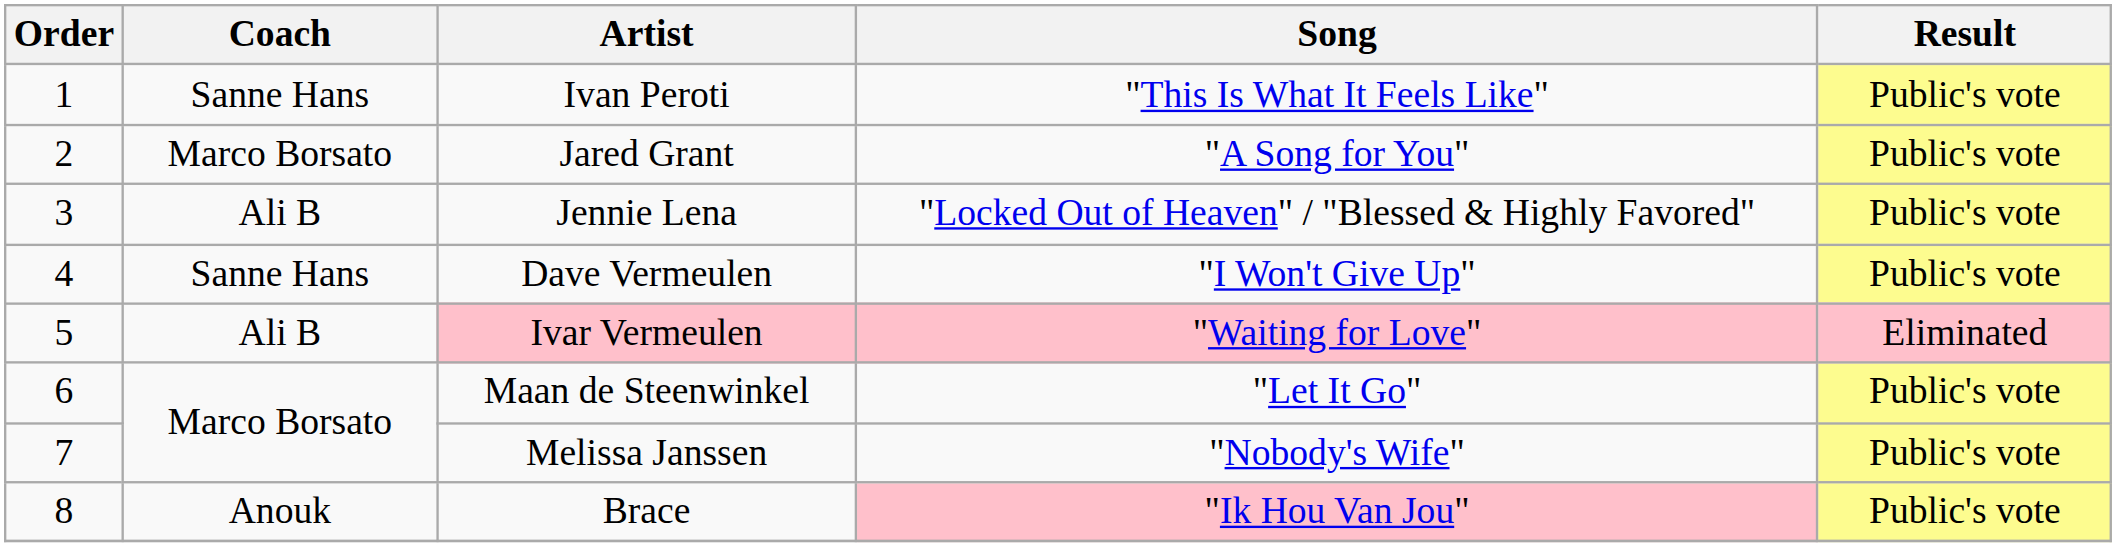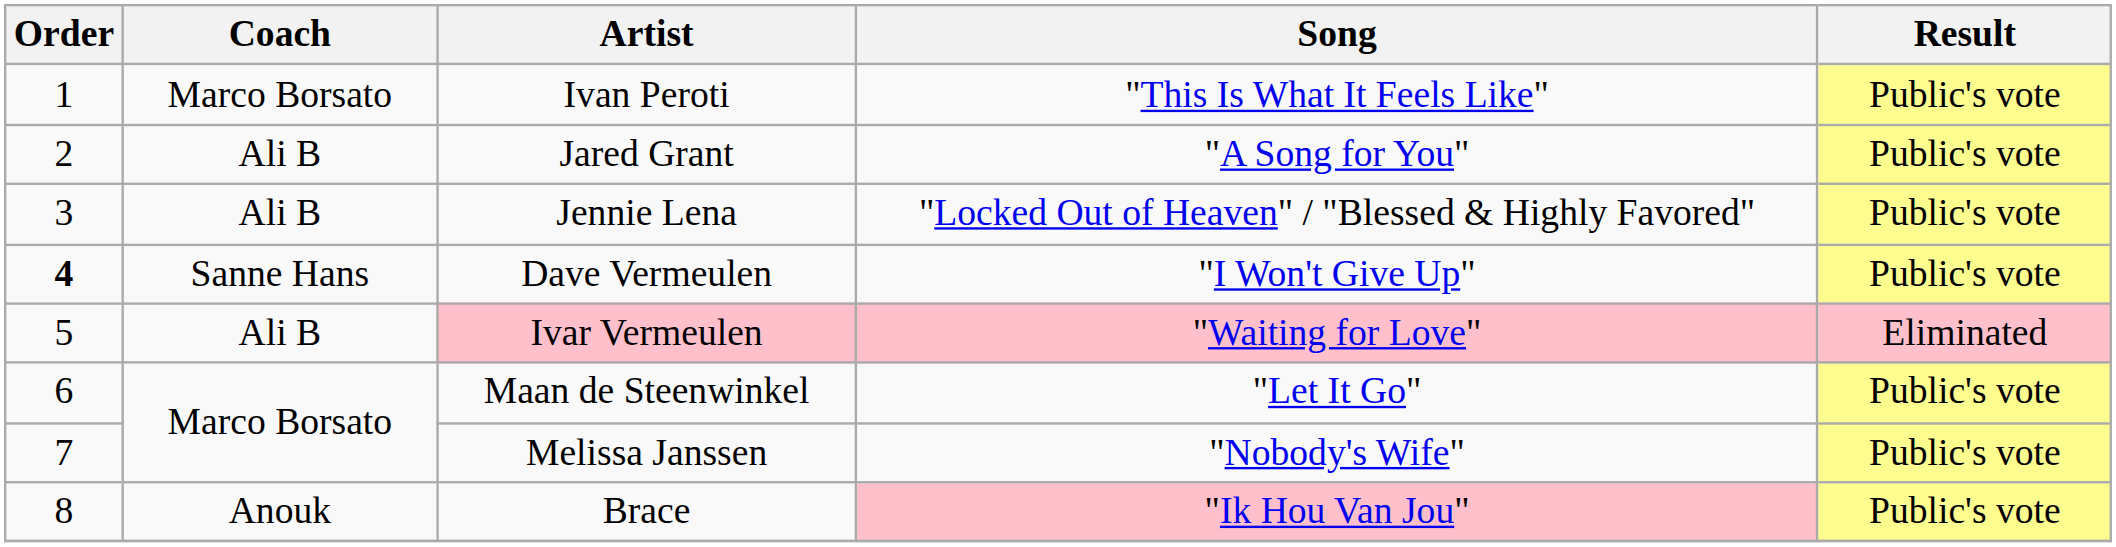(280, 93) Sanne Hans -> (280, 93) Marco Borsato
(280, 153) Marco Borsato -> (280, 153) Ali B
(64, 272) normal -> (64, 272) bold
